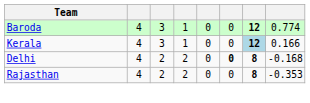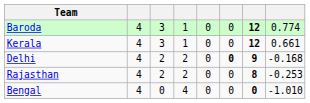(254, 44) lightblue background -> (254, 44) no background
(285, 44) 0.166 -> (285, 44) 0.661
(254, 59) 8 -> (254, 59) 9
(285, 75) -0.353 -> (285, 75) -0.253
+ row: (24, 91)
